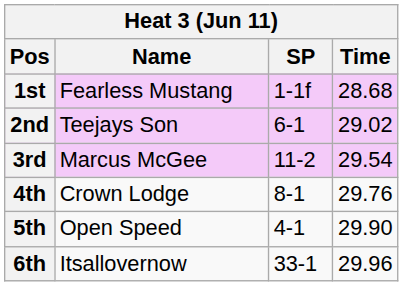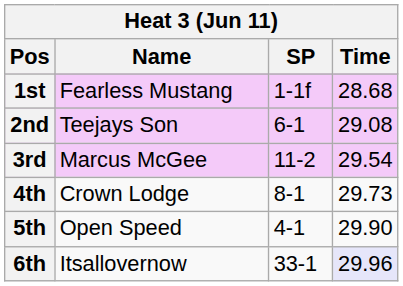(365, 125) 29.02 -> (365, 125) 29.08
(365, 194) 29.76 -> (365, 194) 29.73
(365, 263) no background -> (365, 263) lavender background
